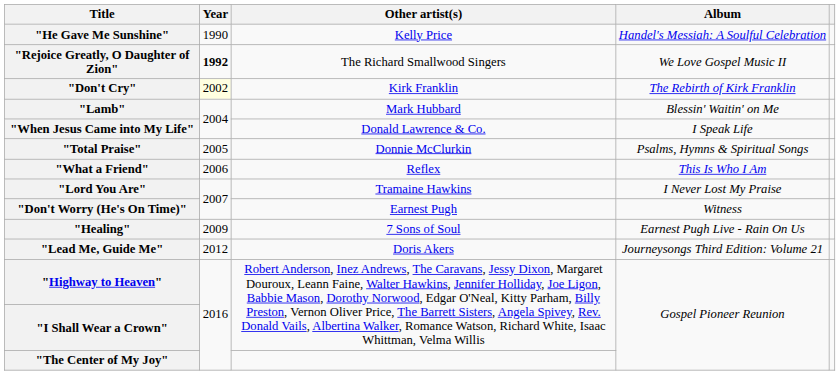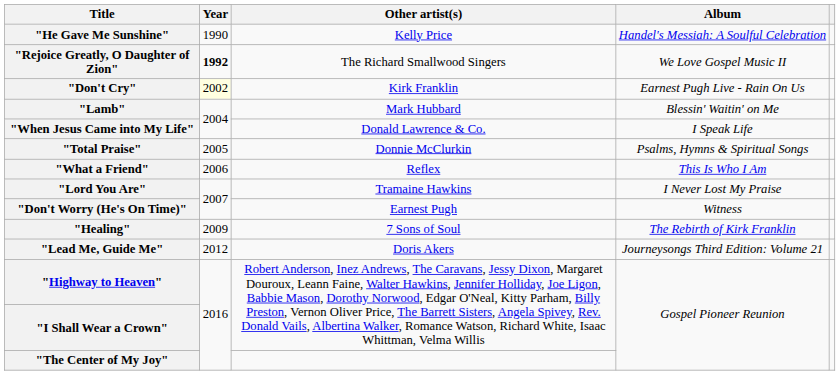(723, 88) The Rebirth of Kirk Franklin -> (722, 88) Earnest Pugh Live - Rain On Us
(722, 229) Earnest Pugh Live - Rain On Us -> (723, 229) The Rebirth of Kirk Franklin
